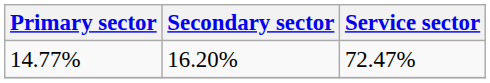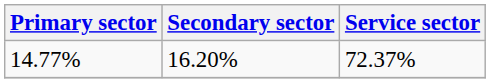(380, 58) 72.47% -> (380, 58) 72.37%
